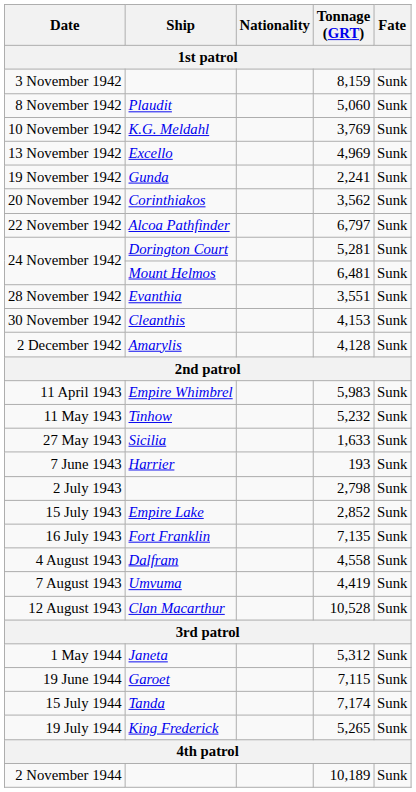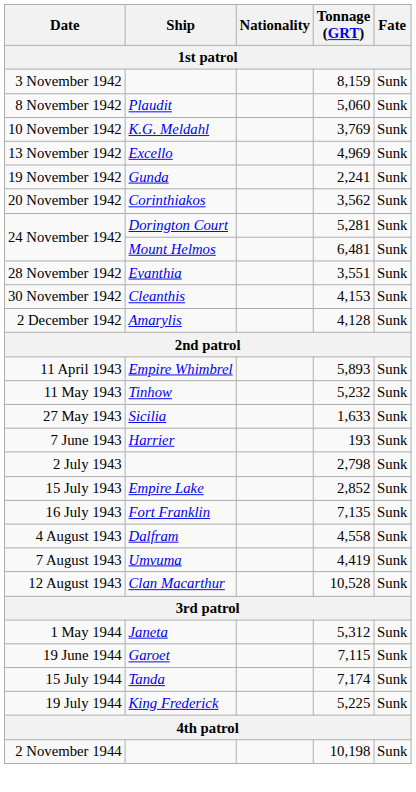- row: (65, 224)
(354, 392) 5,983 -> (354, 368) 5,893
(354, 726) 5,265 -> (354, 703) 5,225
(350, 774) 10,189 -> (350, 750) 10,198
